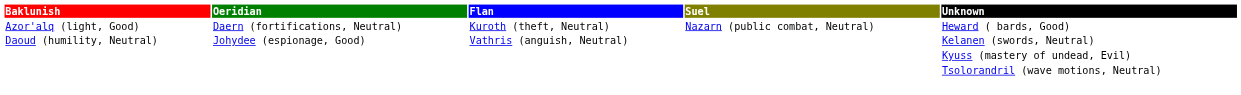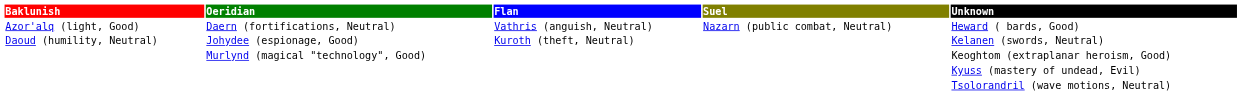(540, 26) Kuroth (theft, Neutral) -> (574, 26) Vathris (anguish, Neutral)
(549, 41) Vathris (anguish, Neutral) -> (564, 41) Kuroth (theft, Neutral)
+ row: (104, 56)
